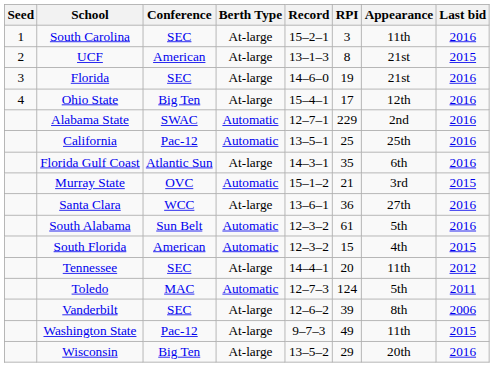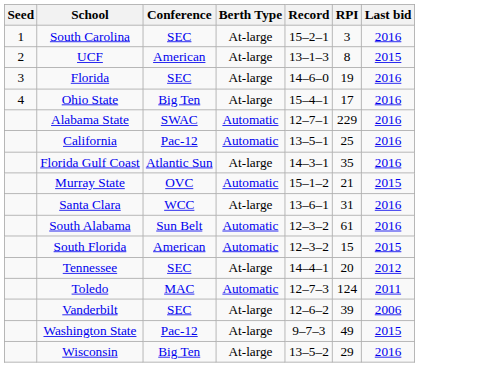- column: (399, 15)
(347, 204) 36 -> (347, 204) 31
